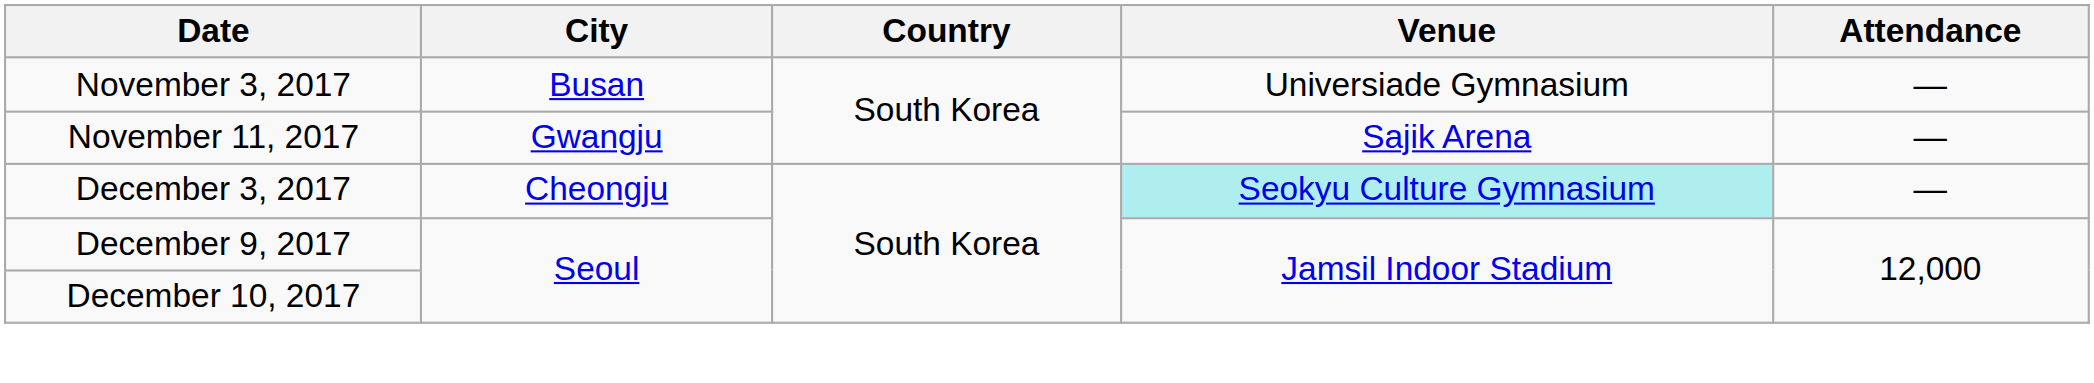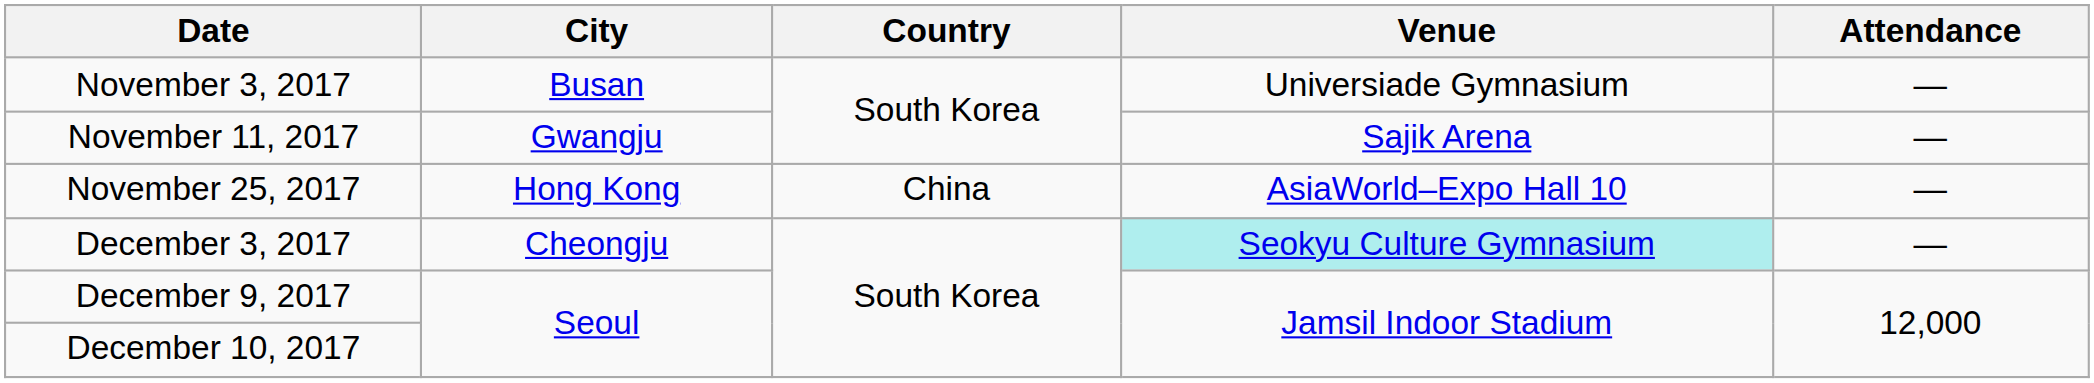+ row: (213, 190)
